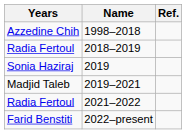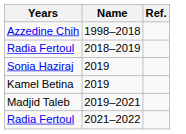+ row: (40, 84)
- row: (40, 119)
